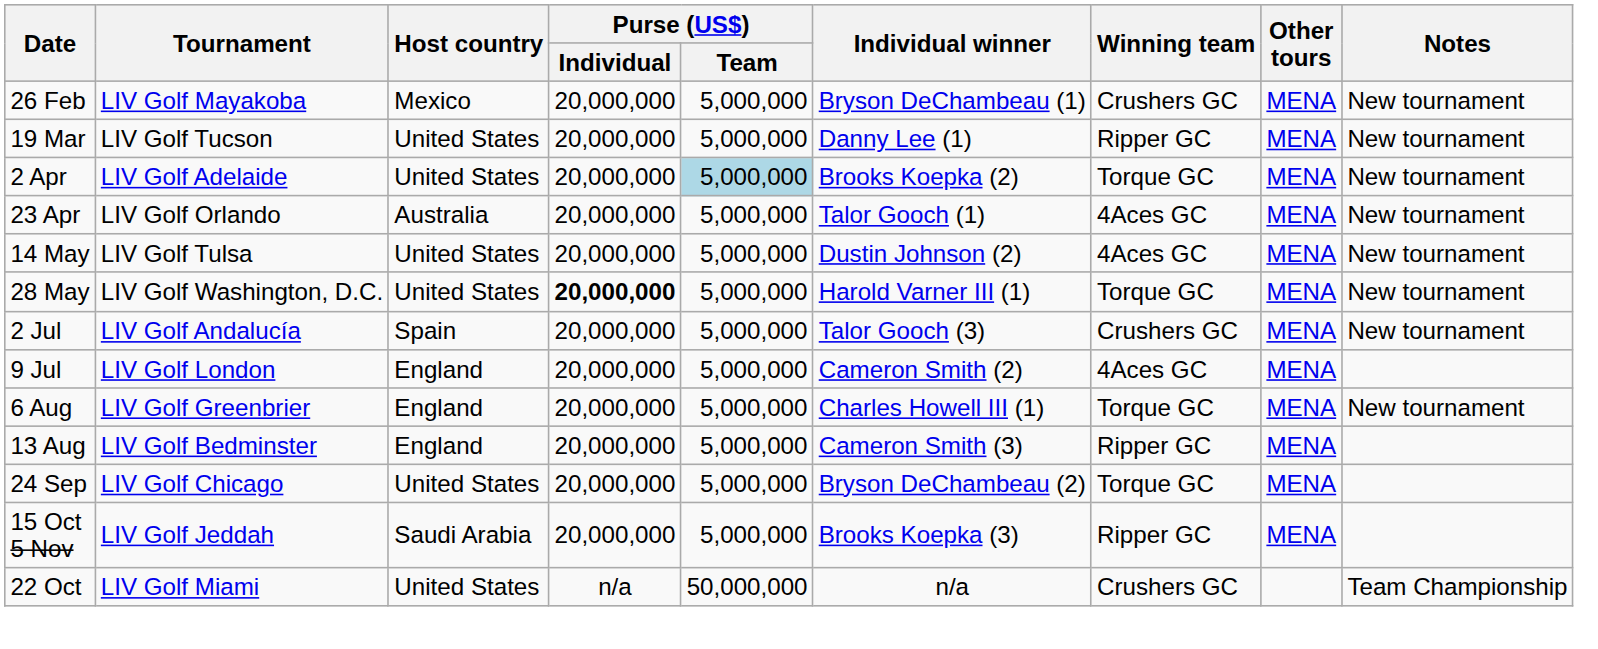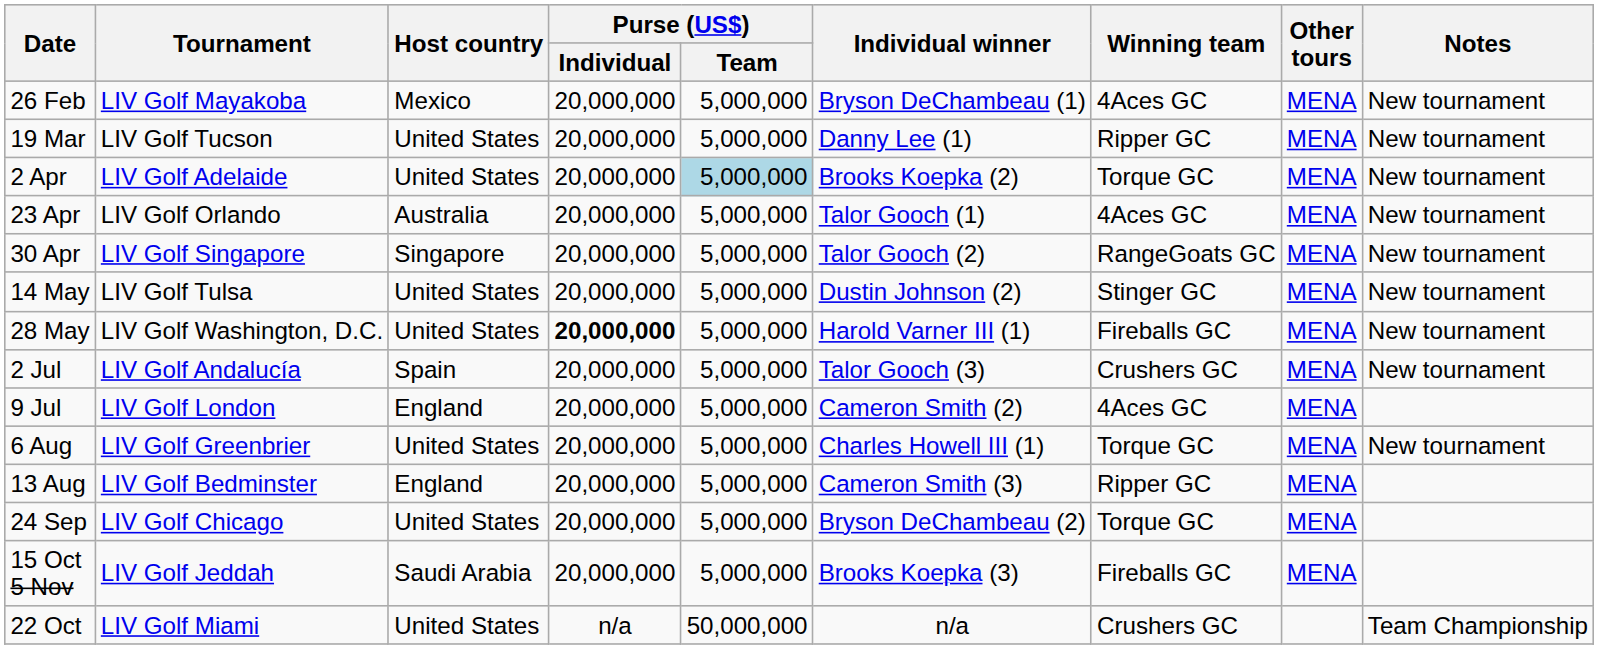(1168, 101) Crushers GC -> (1152, 101) 4Aces GC
+ row: (45, 254)
(1152, 254) 4Aces GC -> (1157, 292) Stinger GC
(1155, 292) Torque GC -> (1164, 330) Fireballs GC
(439, 407) England -> (467, 445) United States
(1154, 535) Ripper GC -> (1164, 573) Fireballs GC
